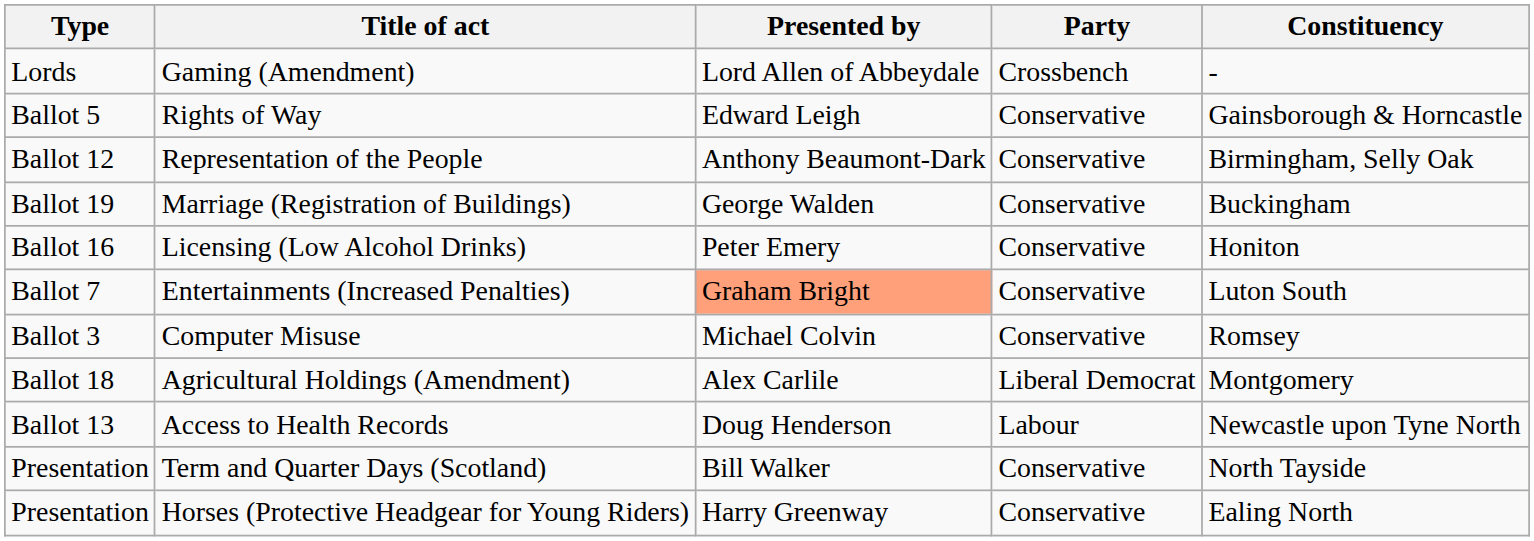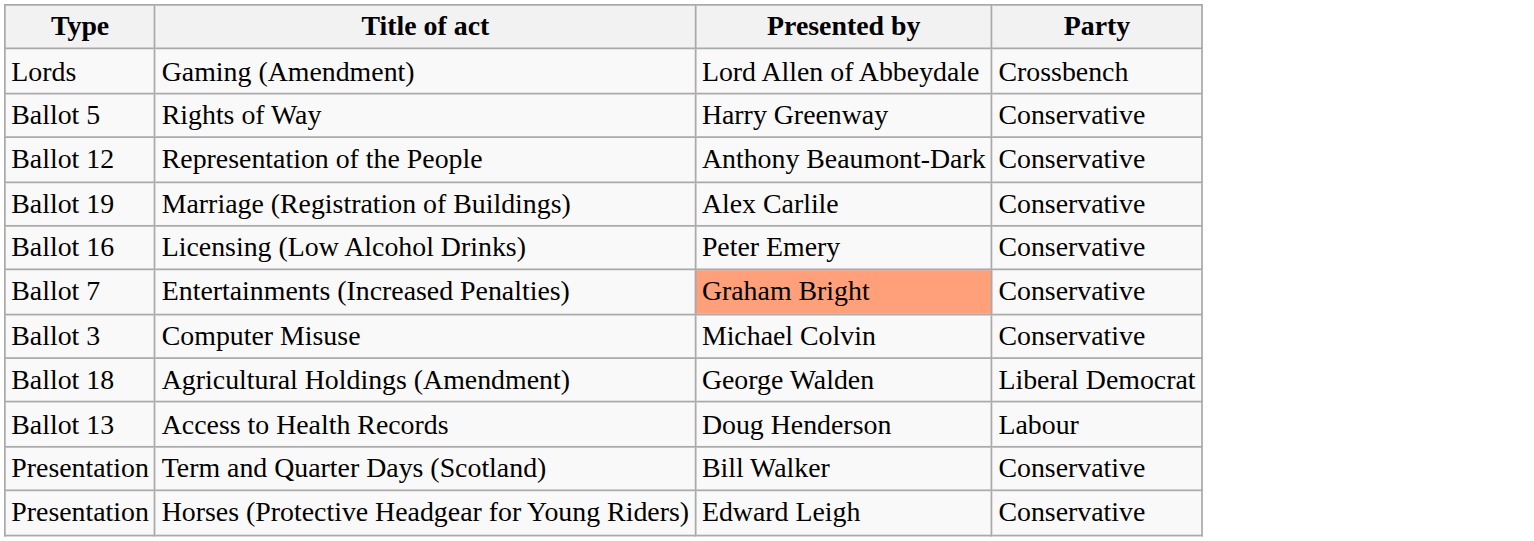- column: (1365, 26)
(781, 114) Edward Leigh -> (795, 114) Harry Greenway
(788, 203) George Walden -> (770, 203) Alex Carlile
(770, 379) Alex Carlile -> (788, 379) George Walden
(795, 512) Harry Greenway -> (781, 512) Edward Leigh
